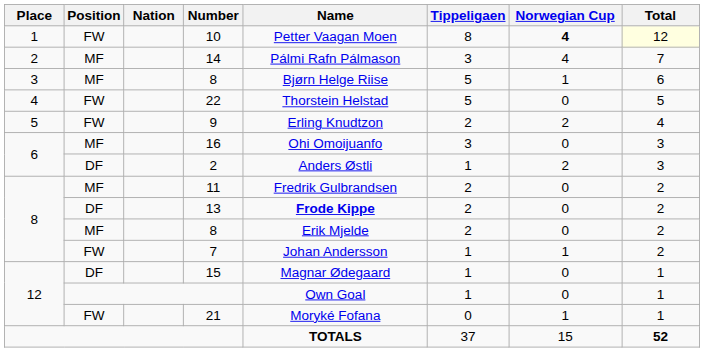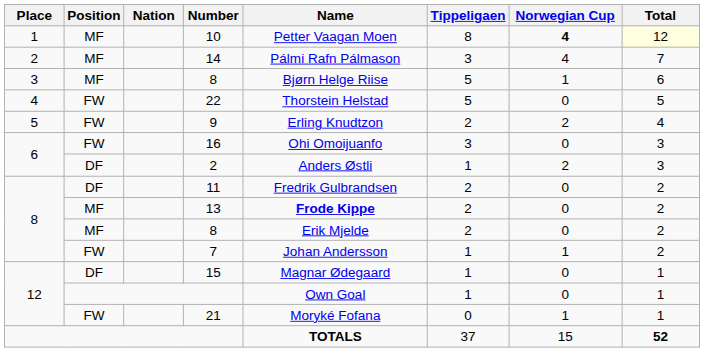(94, 37) FW -> (94, 37) MF
(94, 144) MF -> (94, 144) FW
(94, 187) MF -> (94, 187) DF
(94, 208) DF -> (94, 208) MF
